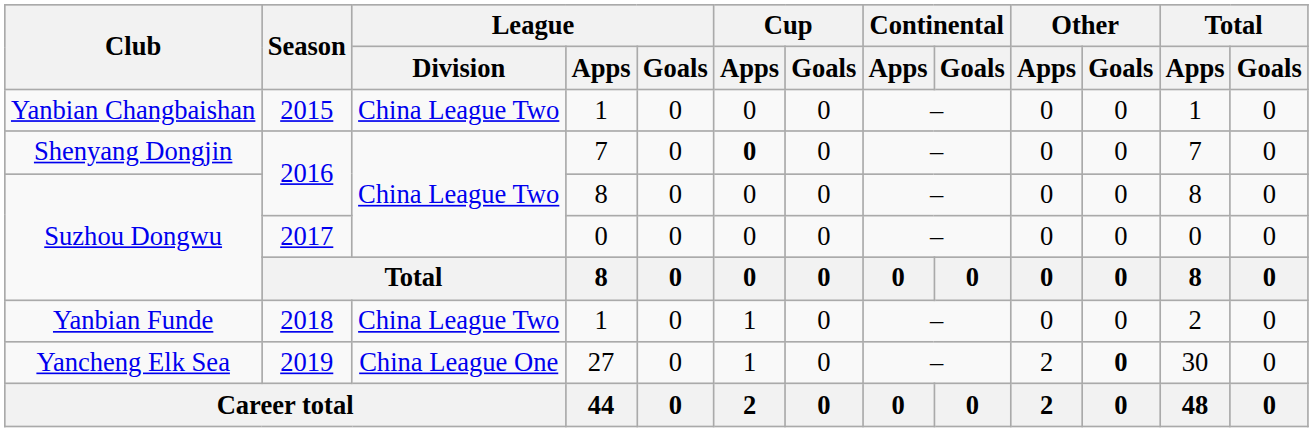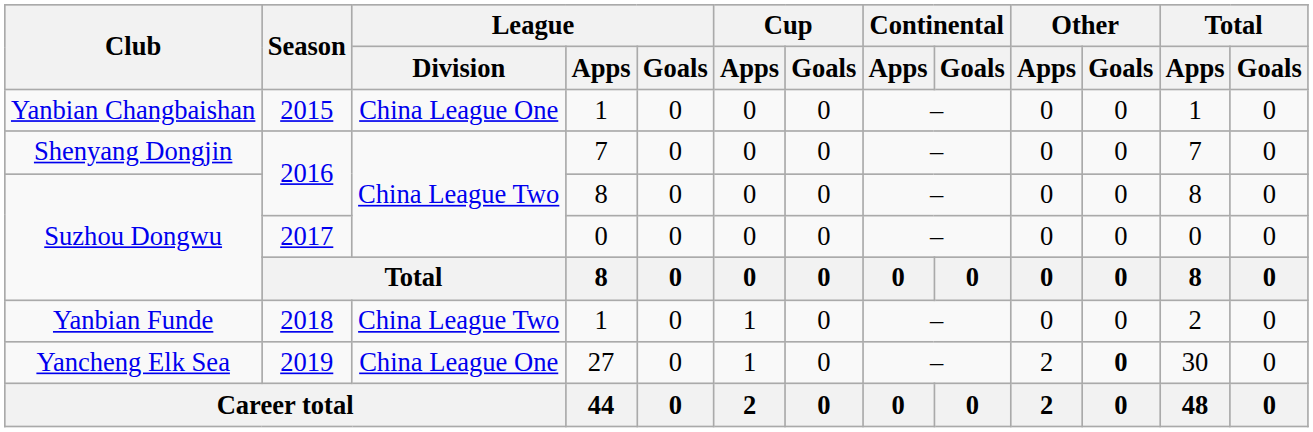(459, 109) China League Two -> (459, 109) China League One
(750, 151) bold -> (750, 151) normal
